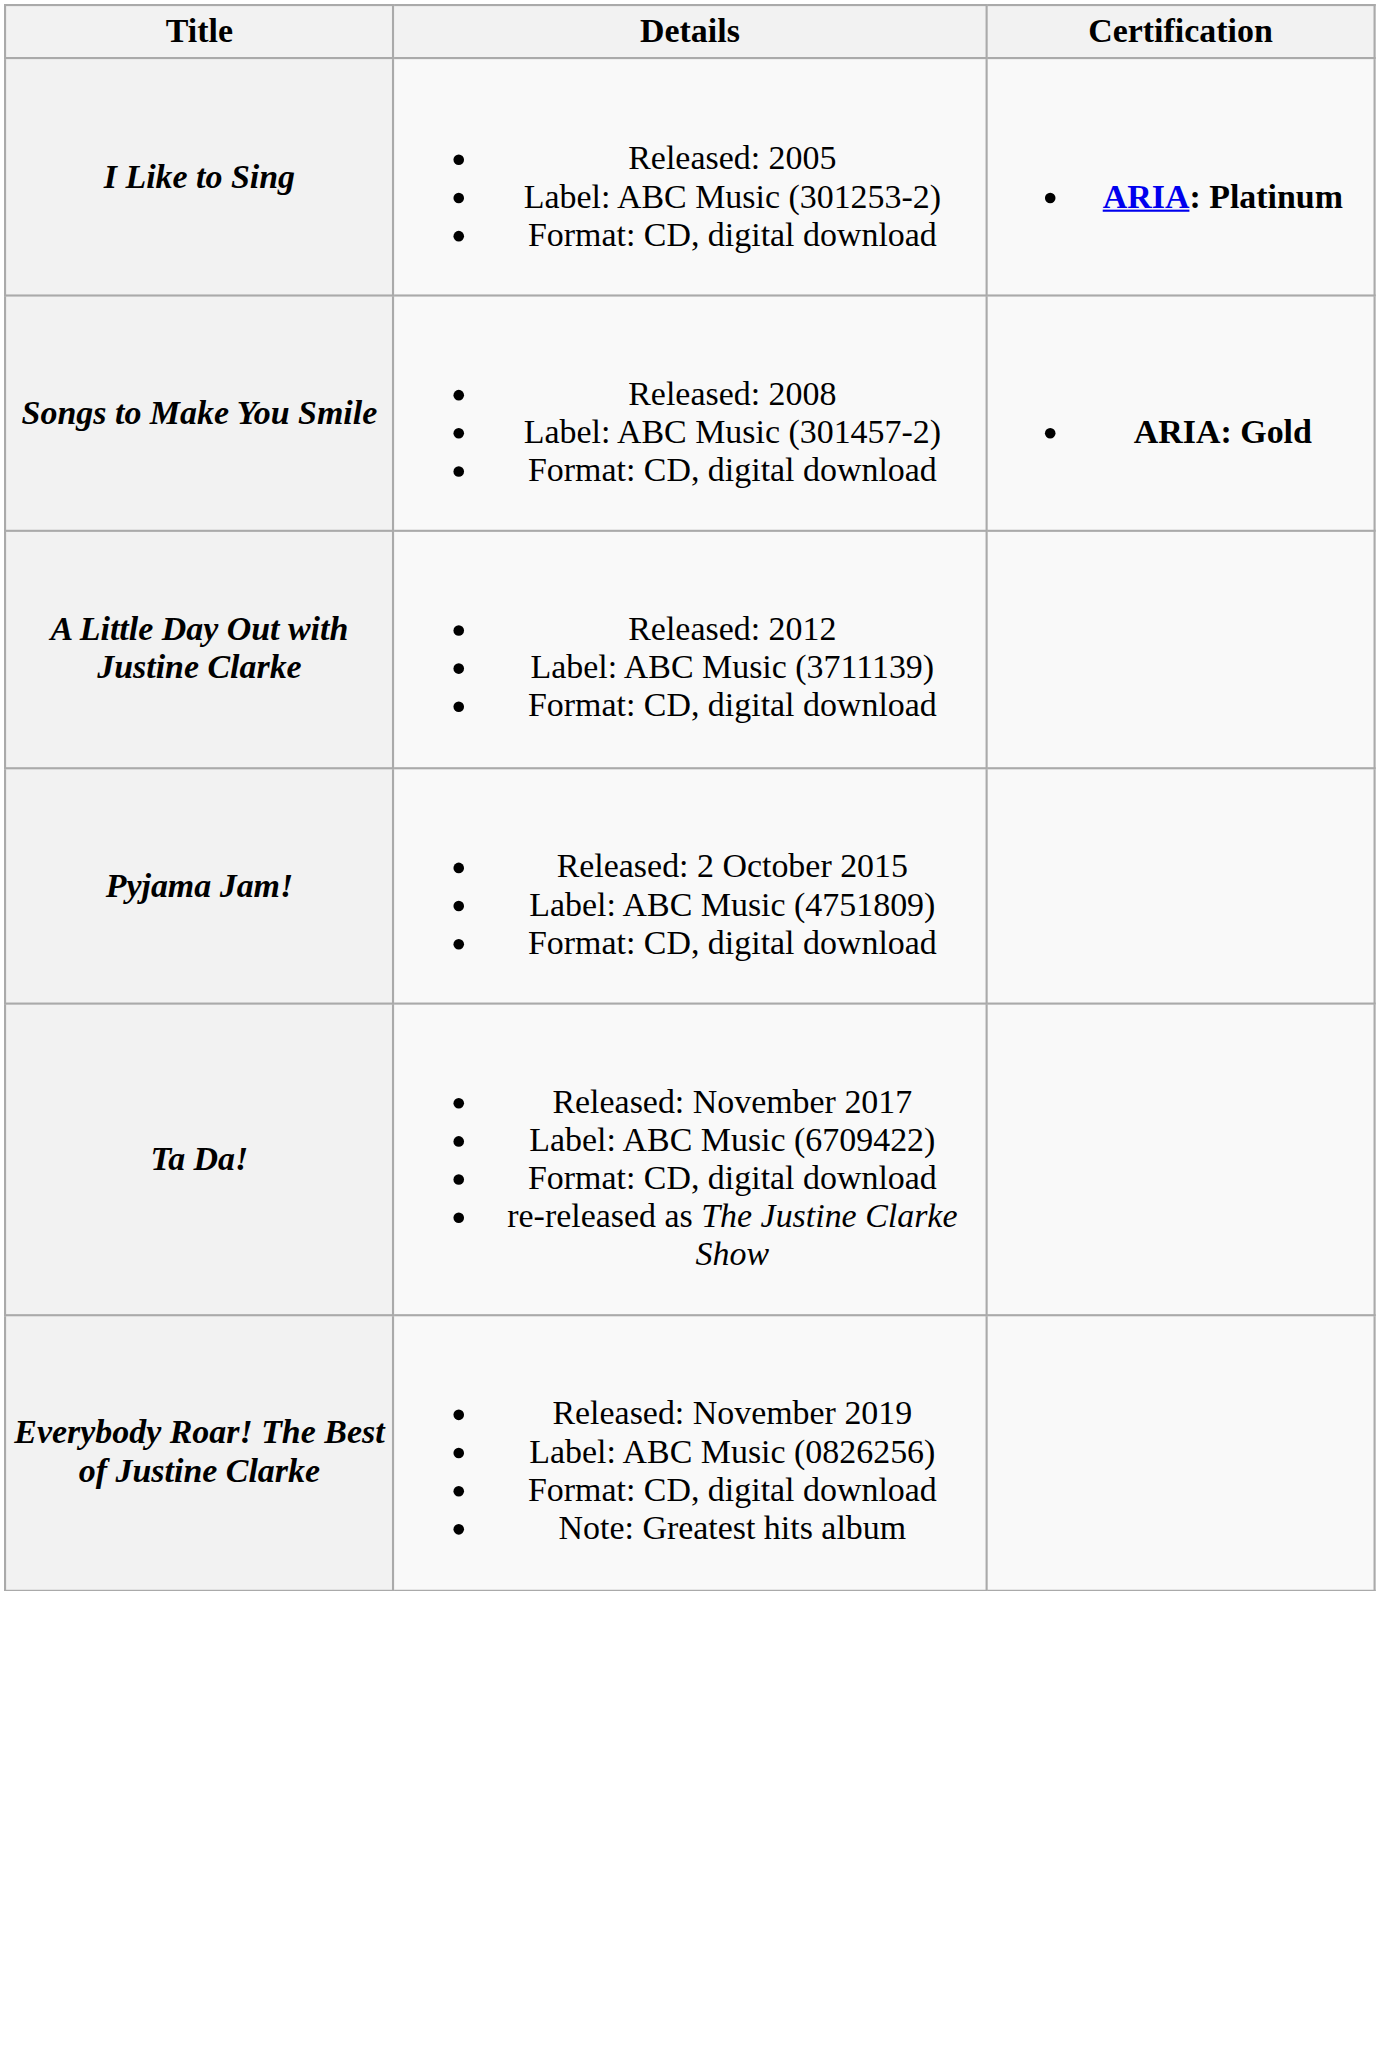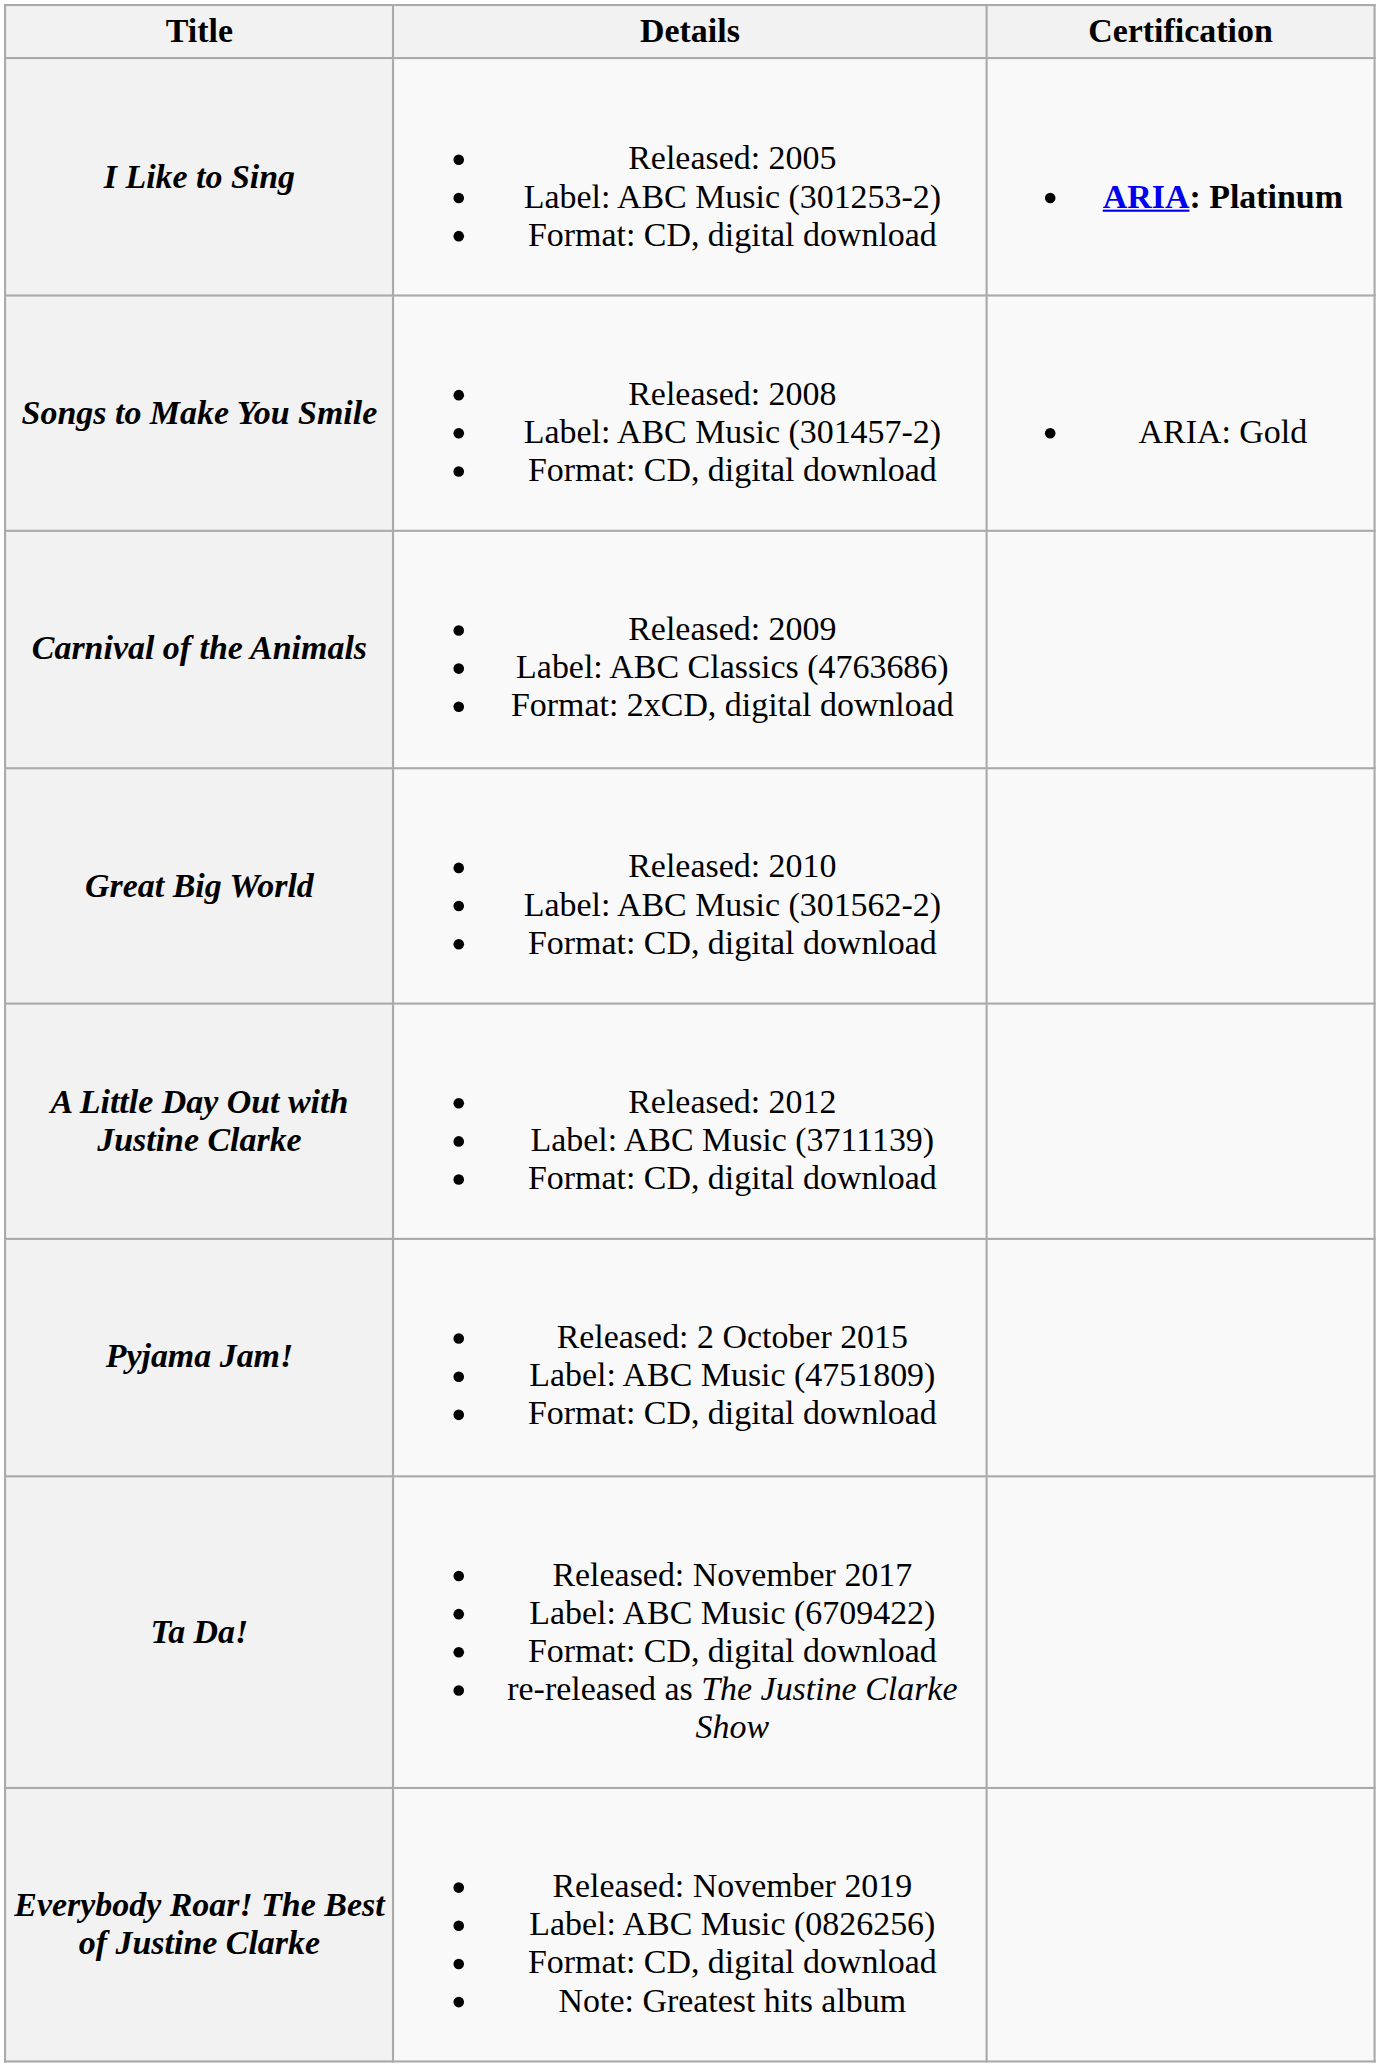(1180, 432) bold -> (1180, 432) normal
+ row: (199, 648)
+ row: (199, 884)
